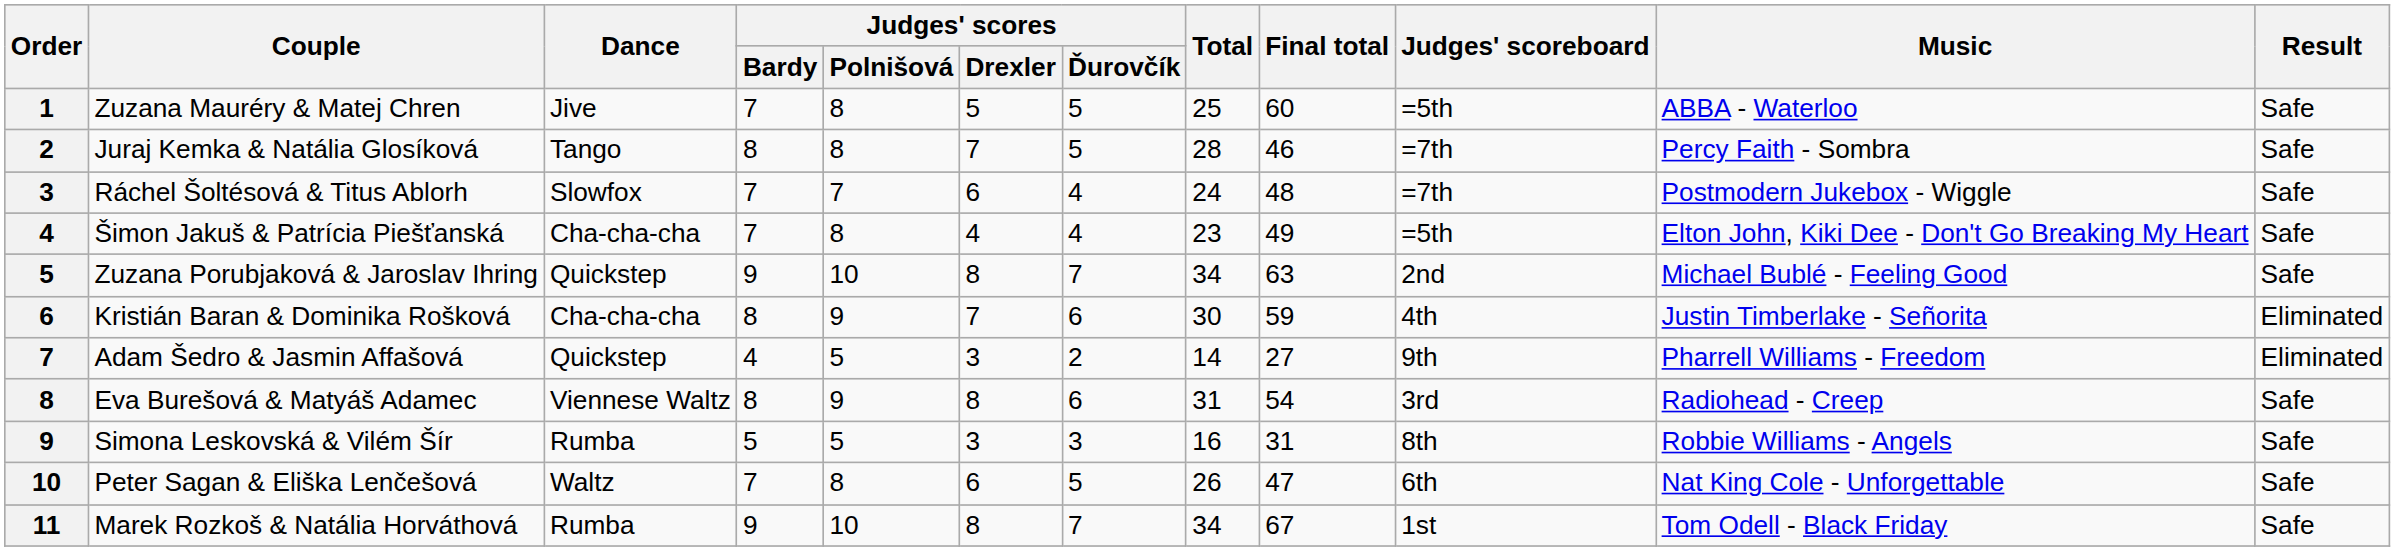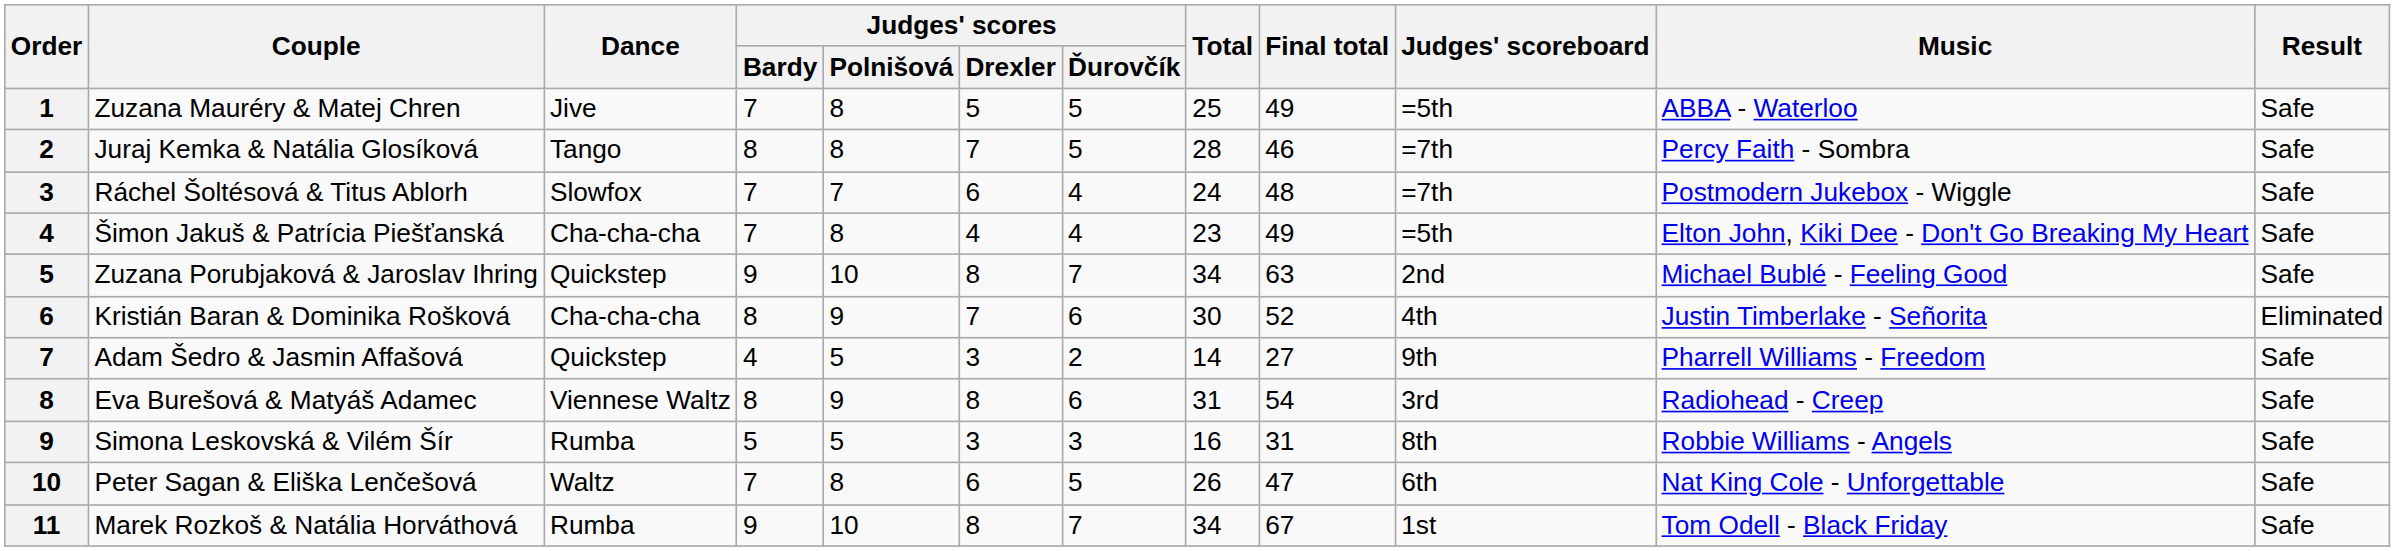(1280, 108) 60 -> (1280, 108) 49
(1280, 316) 59 -> (1280, 316) 52
(2322, 358) Eliminated -> (2288, 358) Safe
